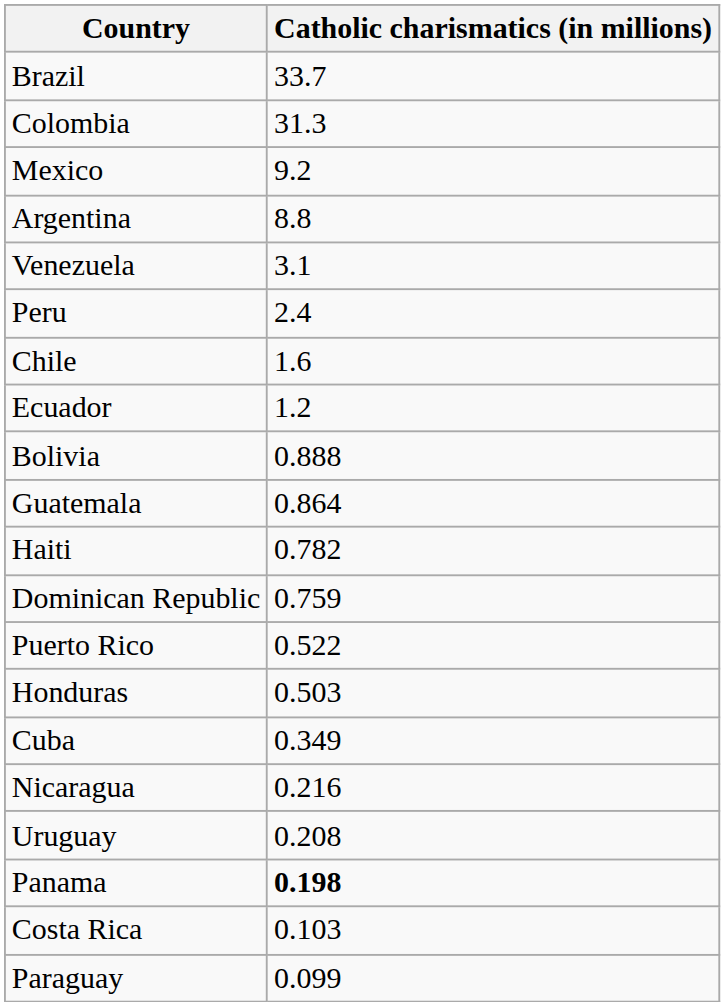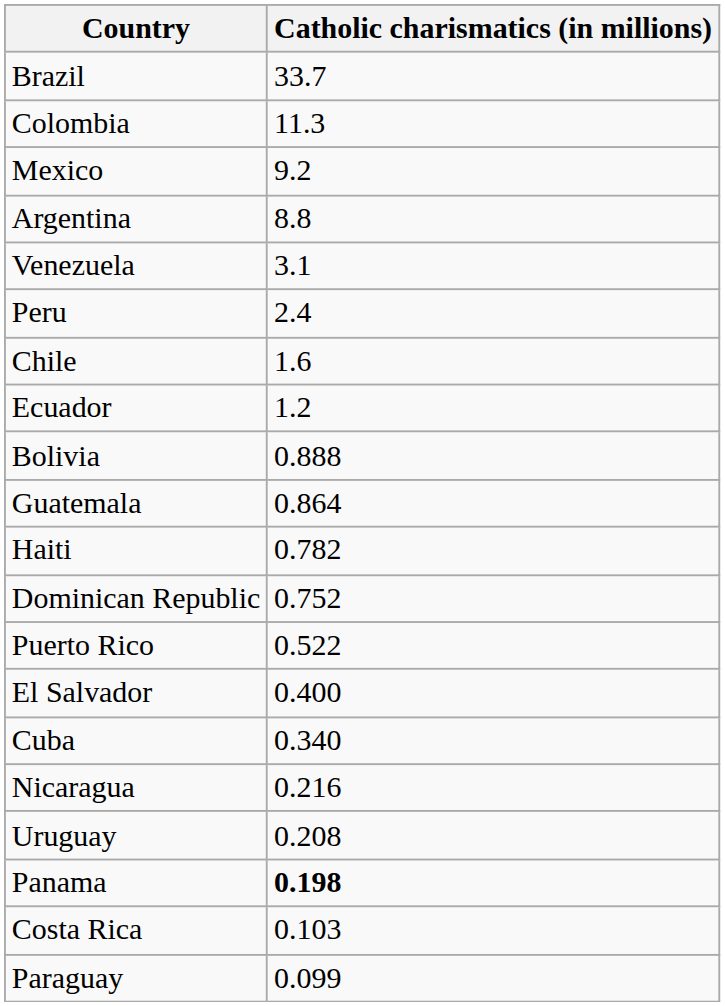(300, 123) 31.3 -> (300, 123) 11.3
(308, 597) 0.759 -> (308, 597) 0.752
- row: (70, 692)
+ row: (82, 692)
(308, 739) 0.349 -> (308, 739) 0.340
